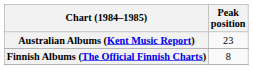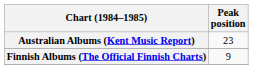(228, 56) 8 -> (228, 56) 9
